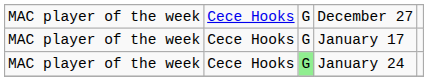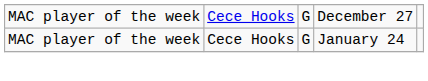- row: (361, 40)
(306, 64) lightgreen background -> (306, 40) no background
